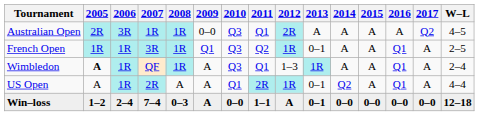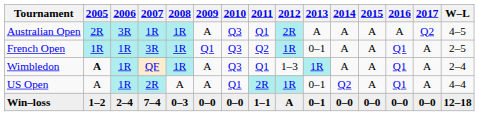(207, 31) 0–0 -> (207, 31) A
(207, 102) A -> (207, 102) 0–0
